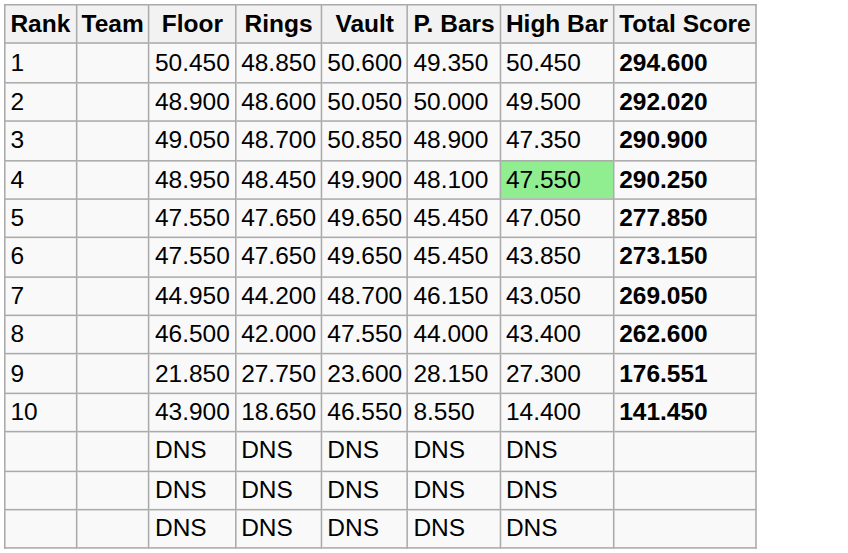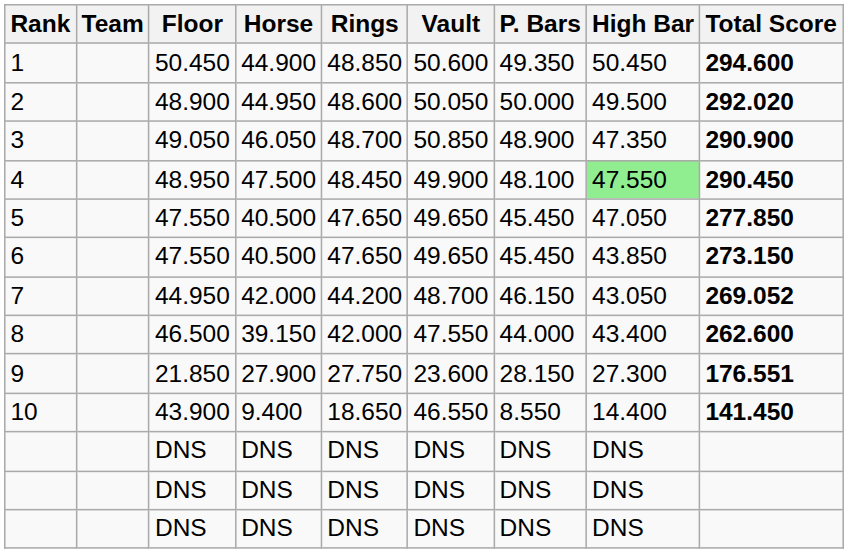+ column: (279, 23)
(663, 179) 290.250 -> (750, 179) 290.450
(663, 295) 269.050 -> (750, 295) 269.052
